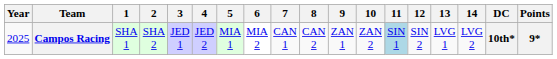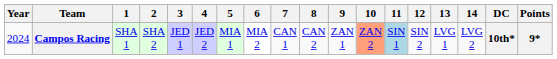(18, 38) 2025 -> (18, 38) 2024
(370, 38) no background -> (370, 38) lightsalmon background
